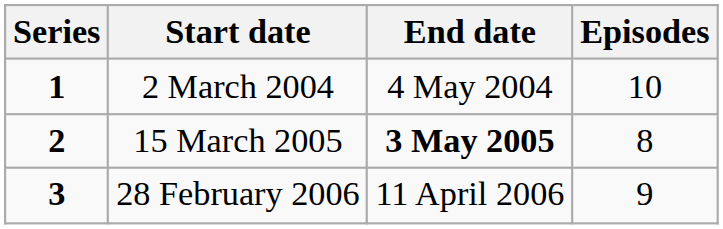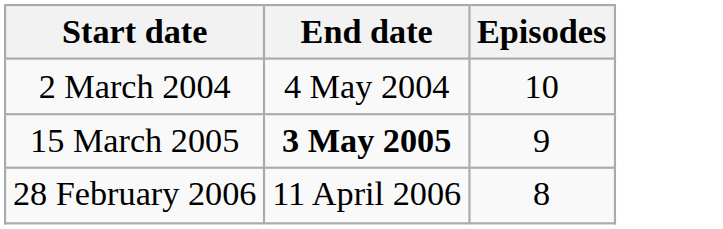- column: (57, 31)
(645, 140) 8 -> (542, 140) 9
(645, 194) 9 -> (542, 194) 8
